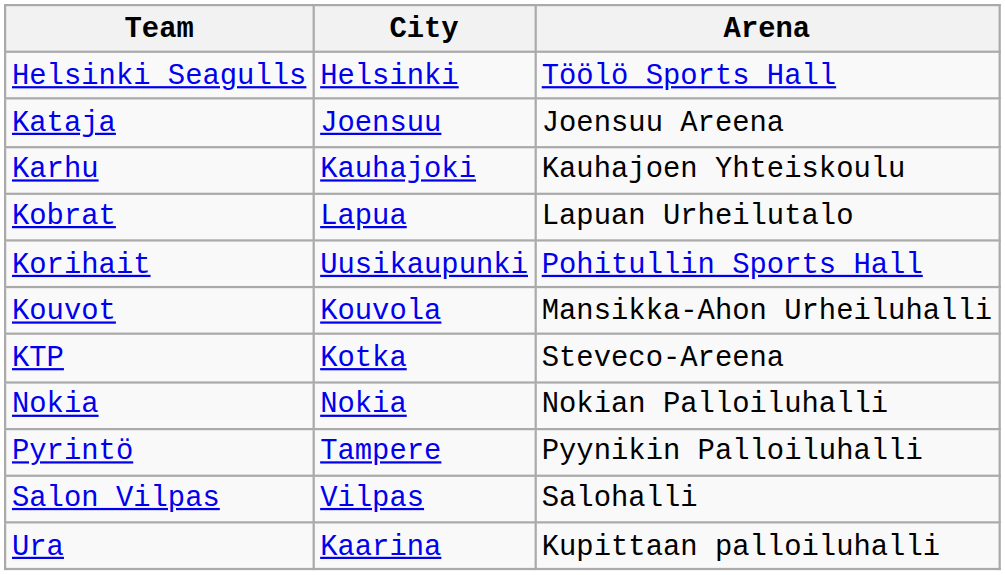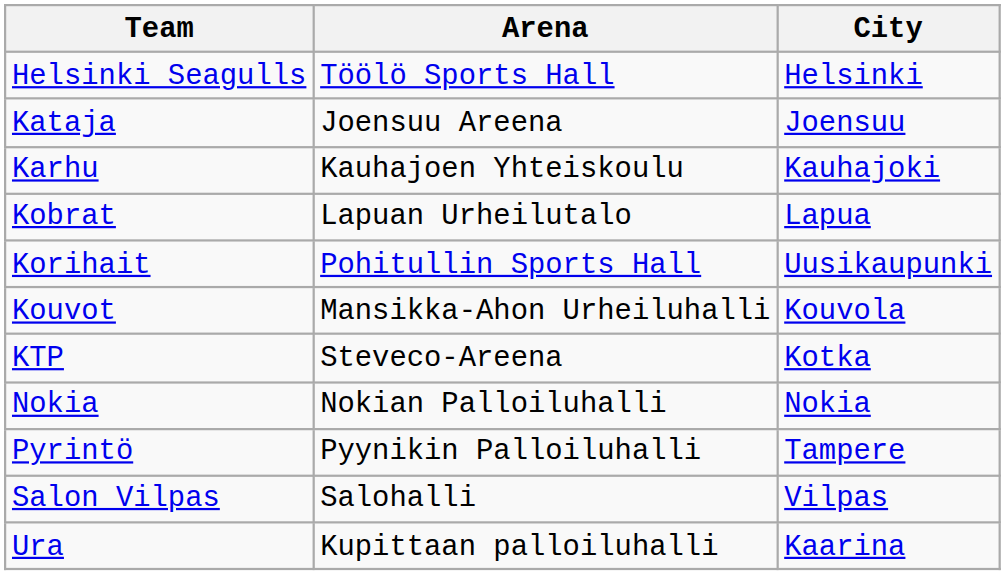columns swapped: (424, 29) <-> (767, 29)
